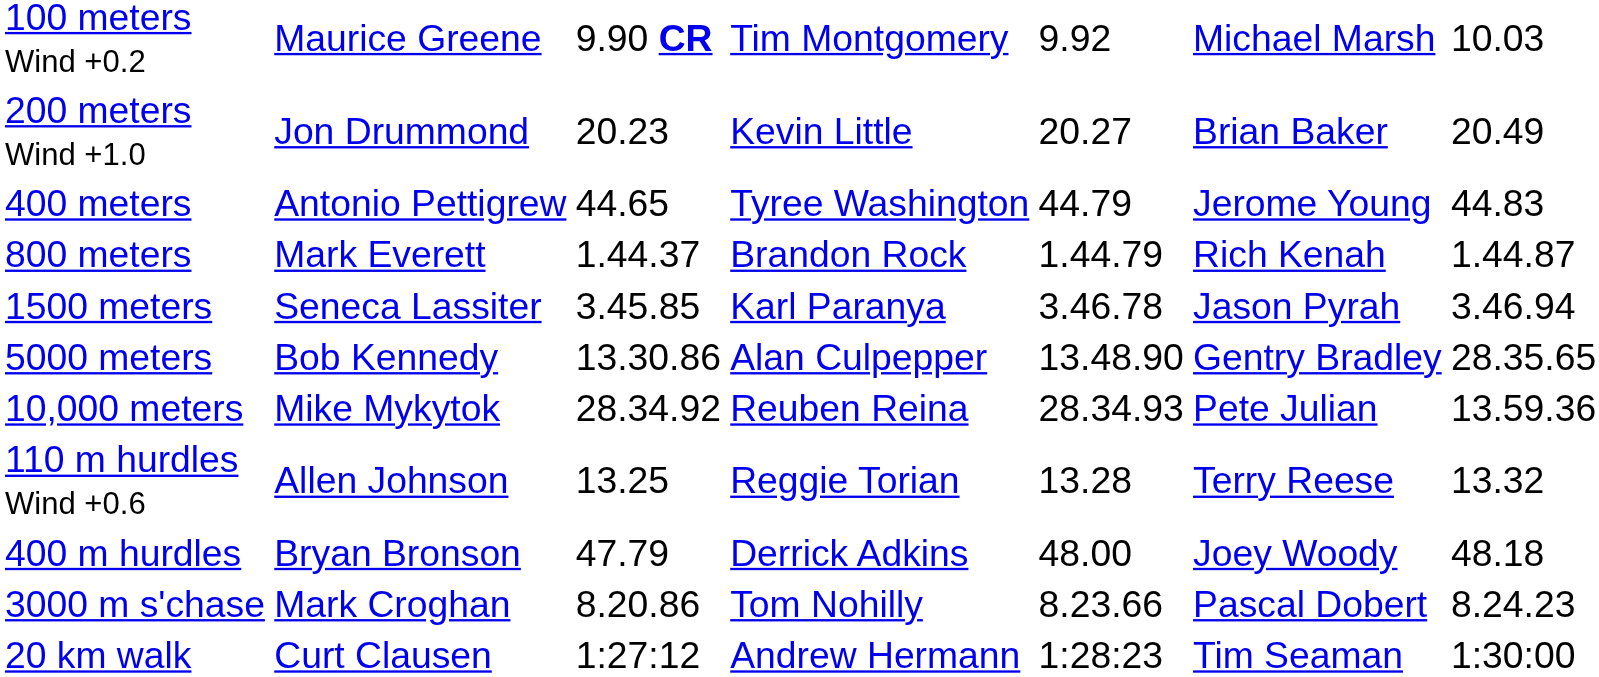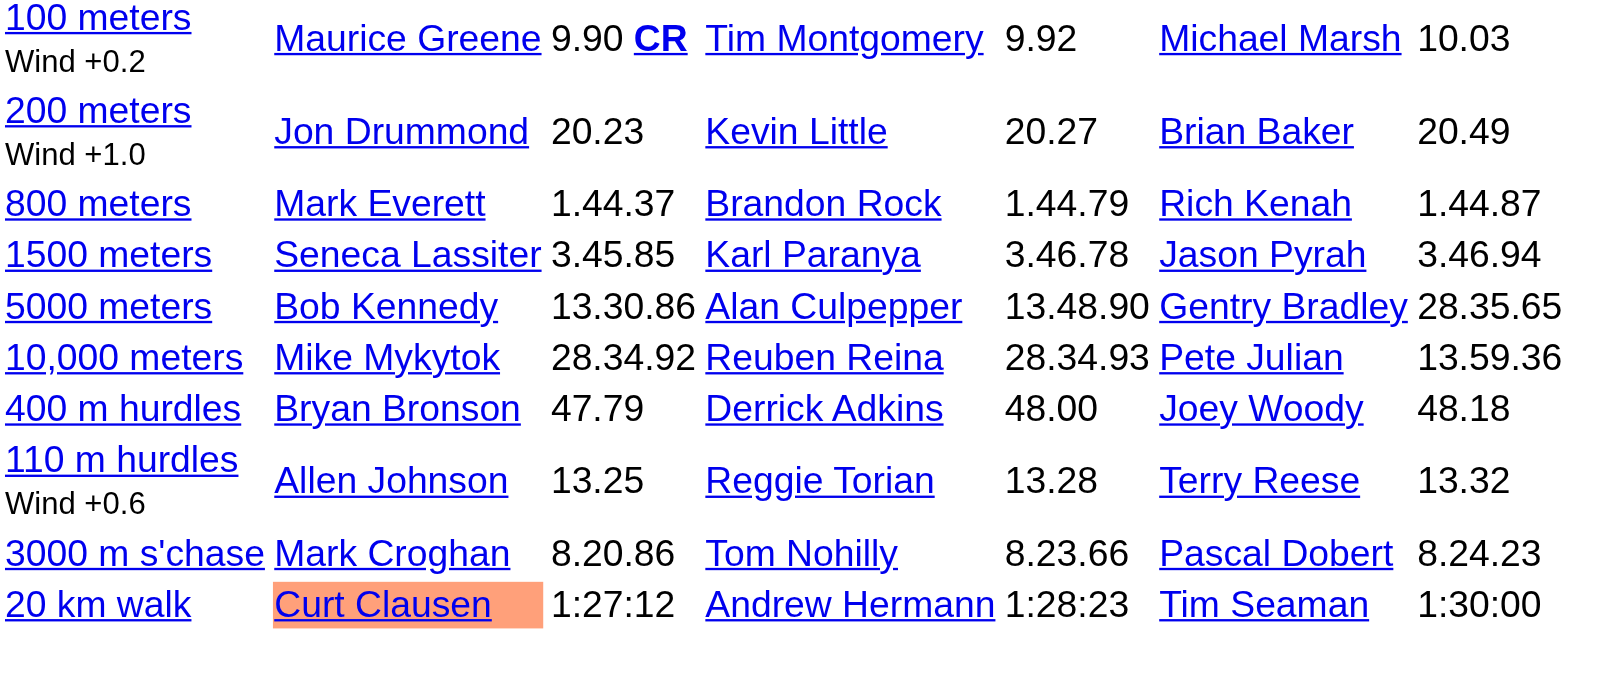- row: (98, 203)
rows swapped: (122, 480) <-> (123, 553)
(383, 655) no background -> (383, 604) lightsalmon background
